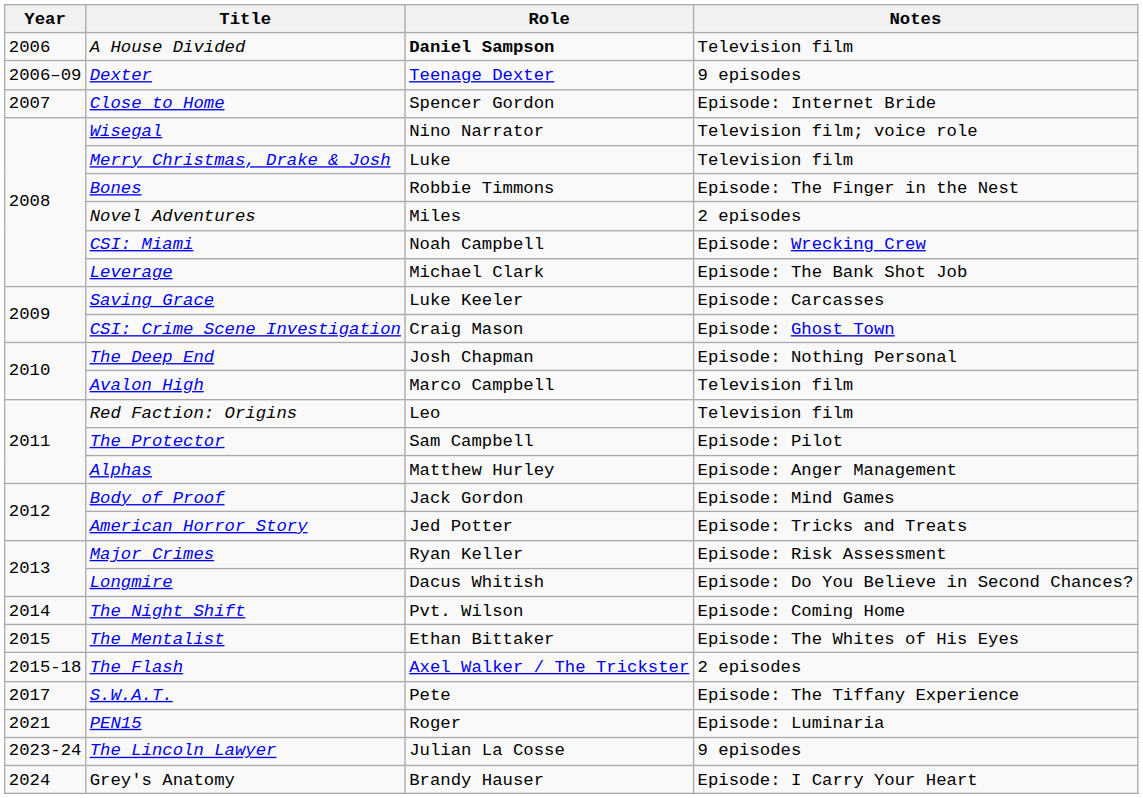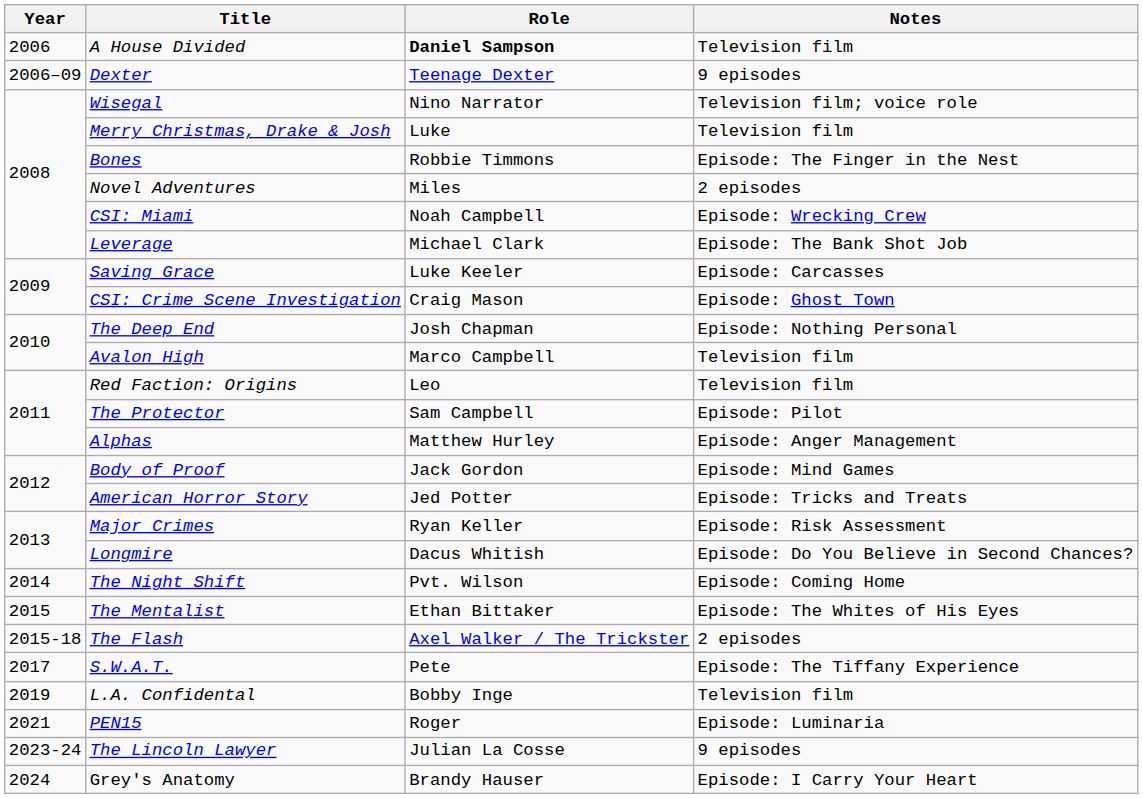- row: (157, 103)
+ row: (173, 695)
